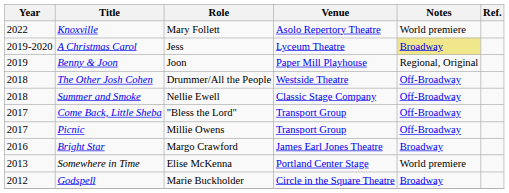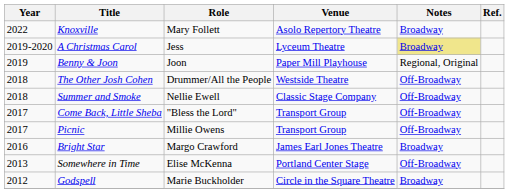(433, 29) World premiere -> (421, 29) Broadway
(433, 163) World premiere -> (430, 163) Off-Broadway
